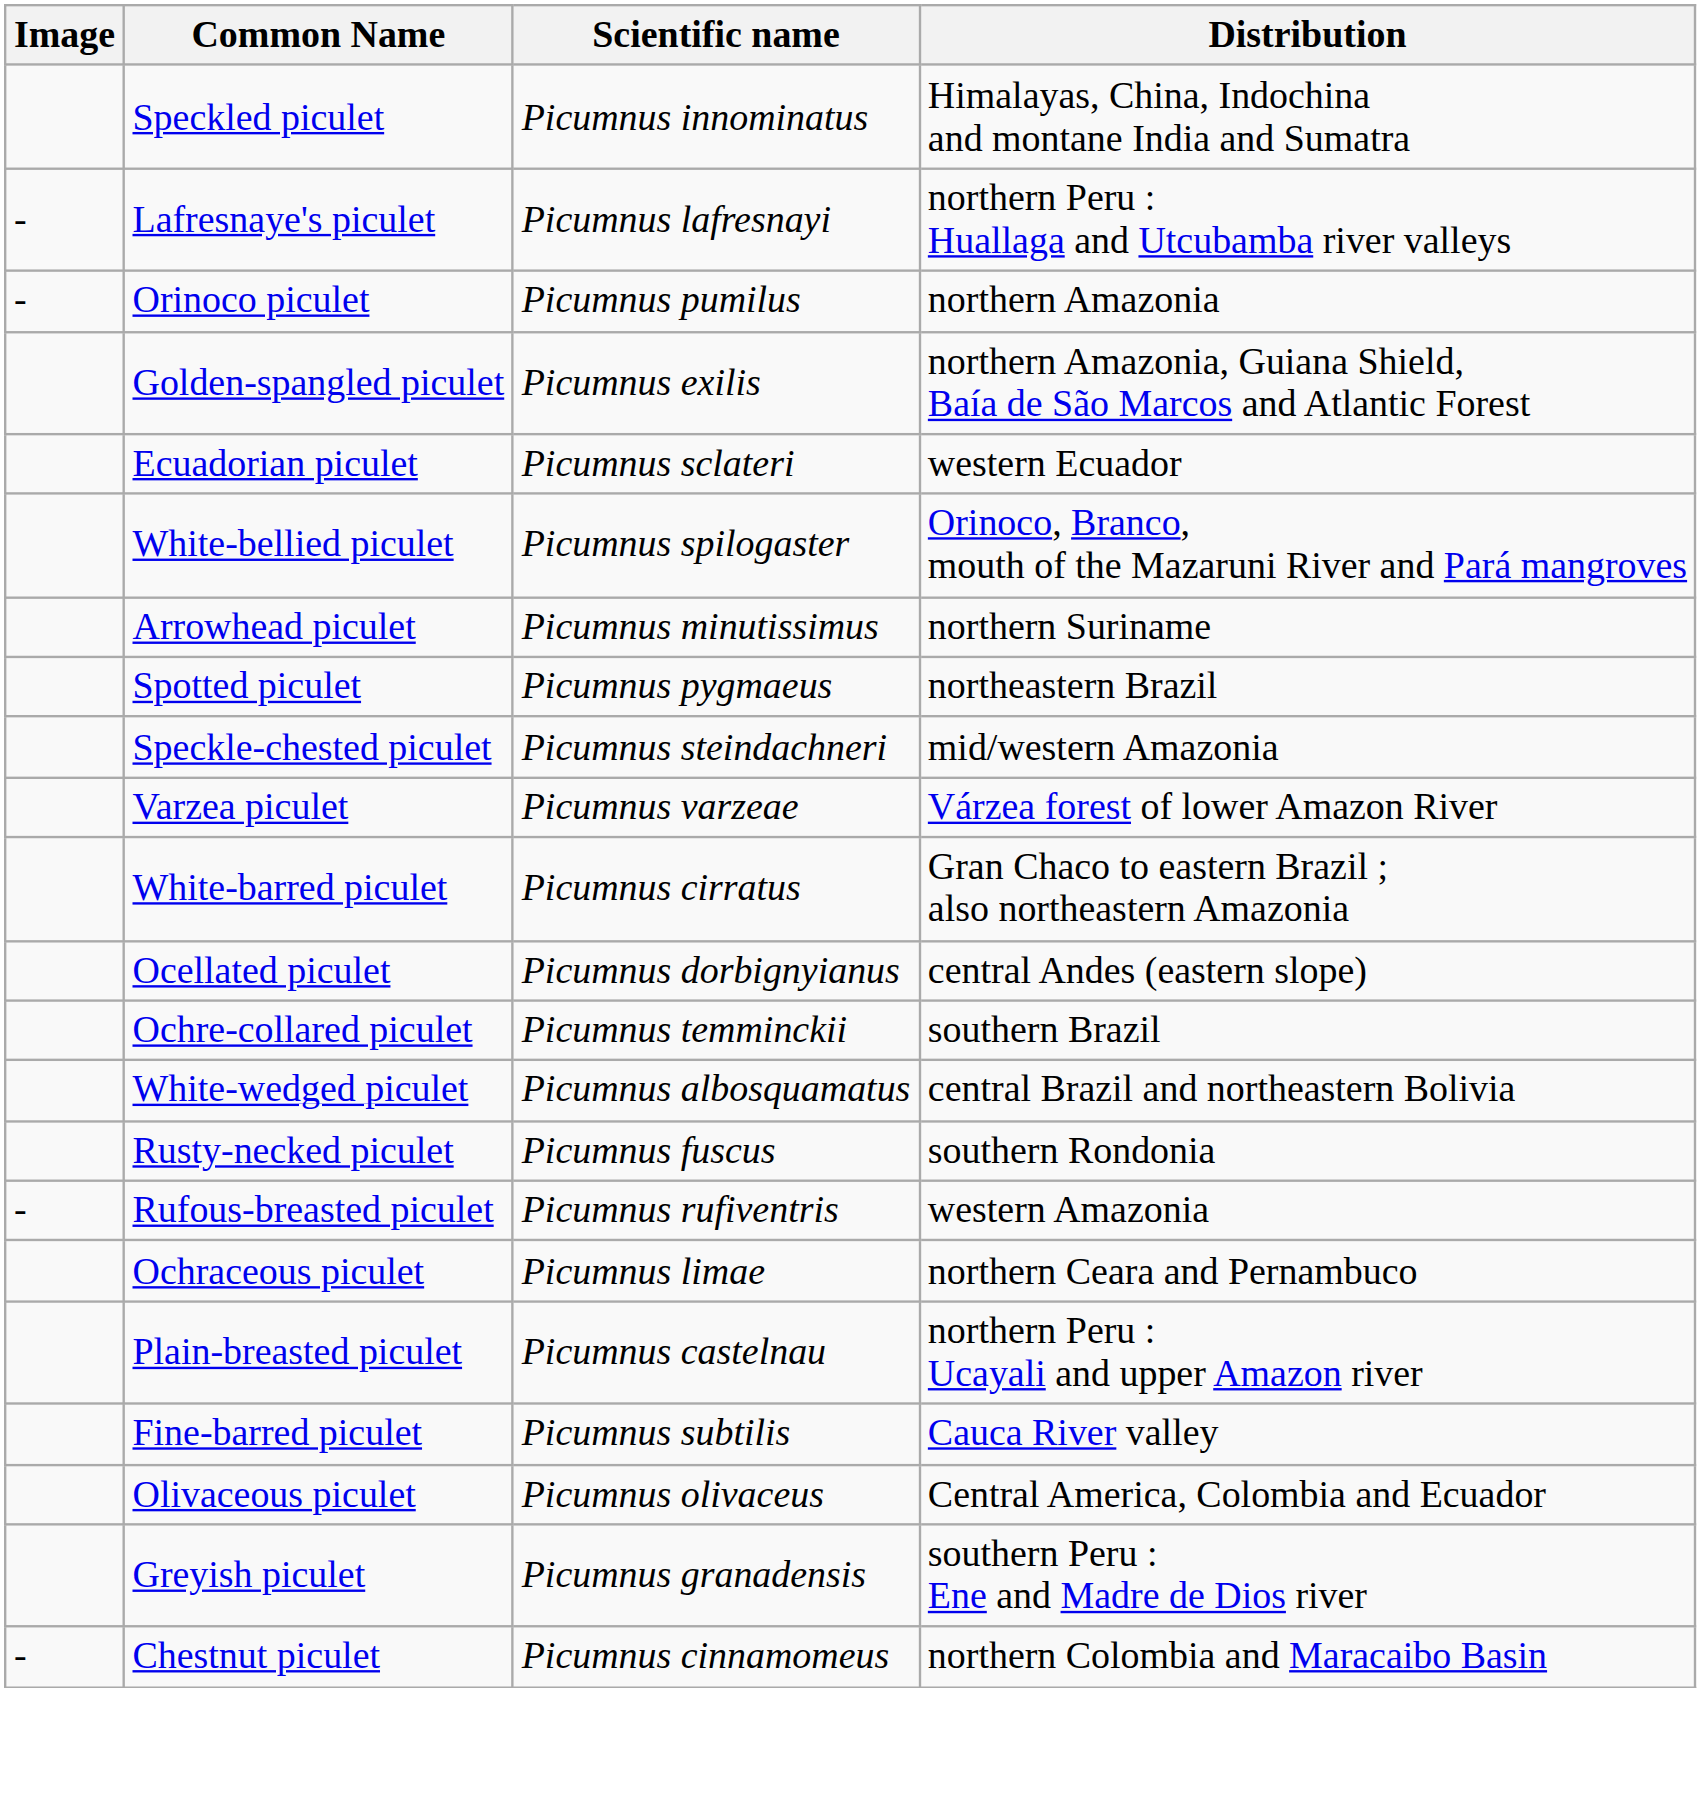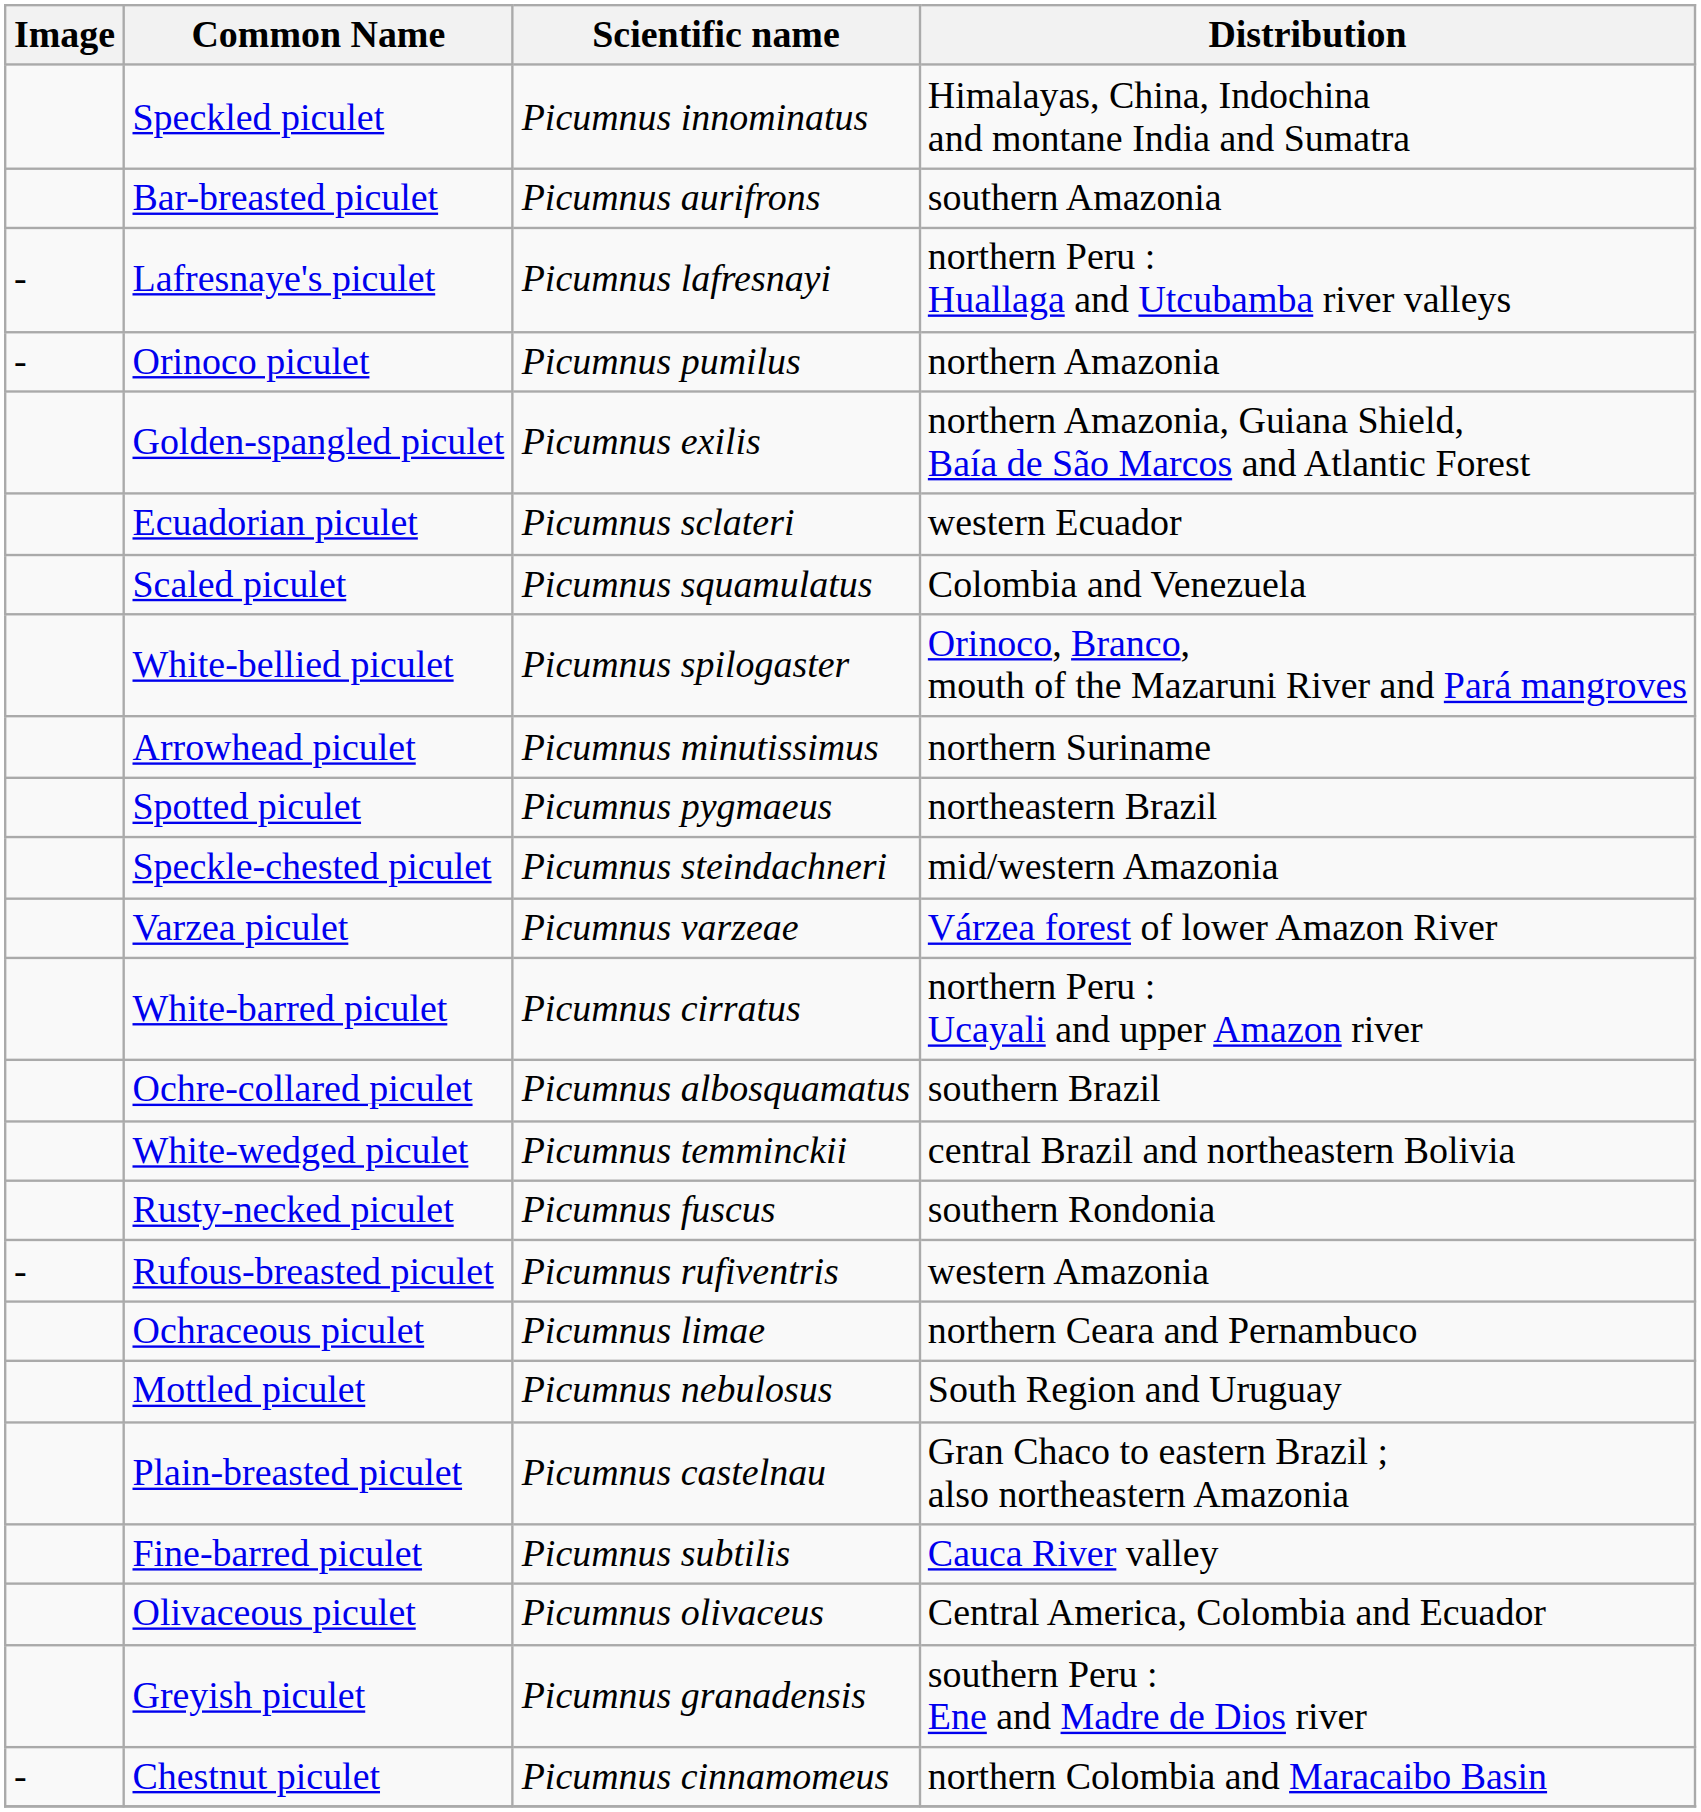+ row: (285, 197)
+ row: (239, 583)
(1158, 888) Gran Chaco to eastern Brazil ; also northeastern Amazonia -> (1175, 1008) northern Peru : Ucayali and upper Amazon river
- row: (261, 969)
(684, 1029) Picumnus temminckii -> (716, 1089) Picumnus albosquamatus
(716, 1089) Picumnus albosquamatus -> (684, 1149) Picumnus temminckii
+ row: (249, 1390)
(1175, 1351) northern Peru : Ucayali and upper Amazon river -> (1158, 1471) Gran Chaco to eastern Brazil ; also northeastern Amazonia
